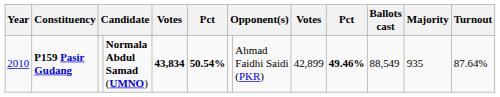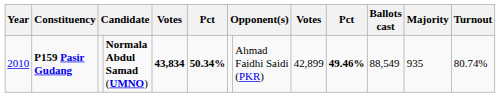(207, 63) 50.54% -> (207, 63) 50.34%
(471, 63) 87.64% -> (471, 63) 80.74%
